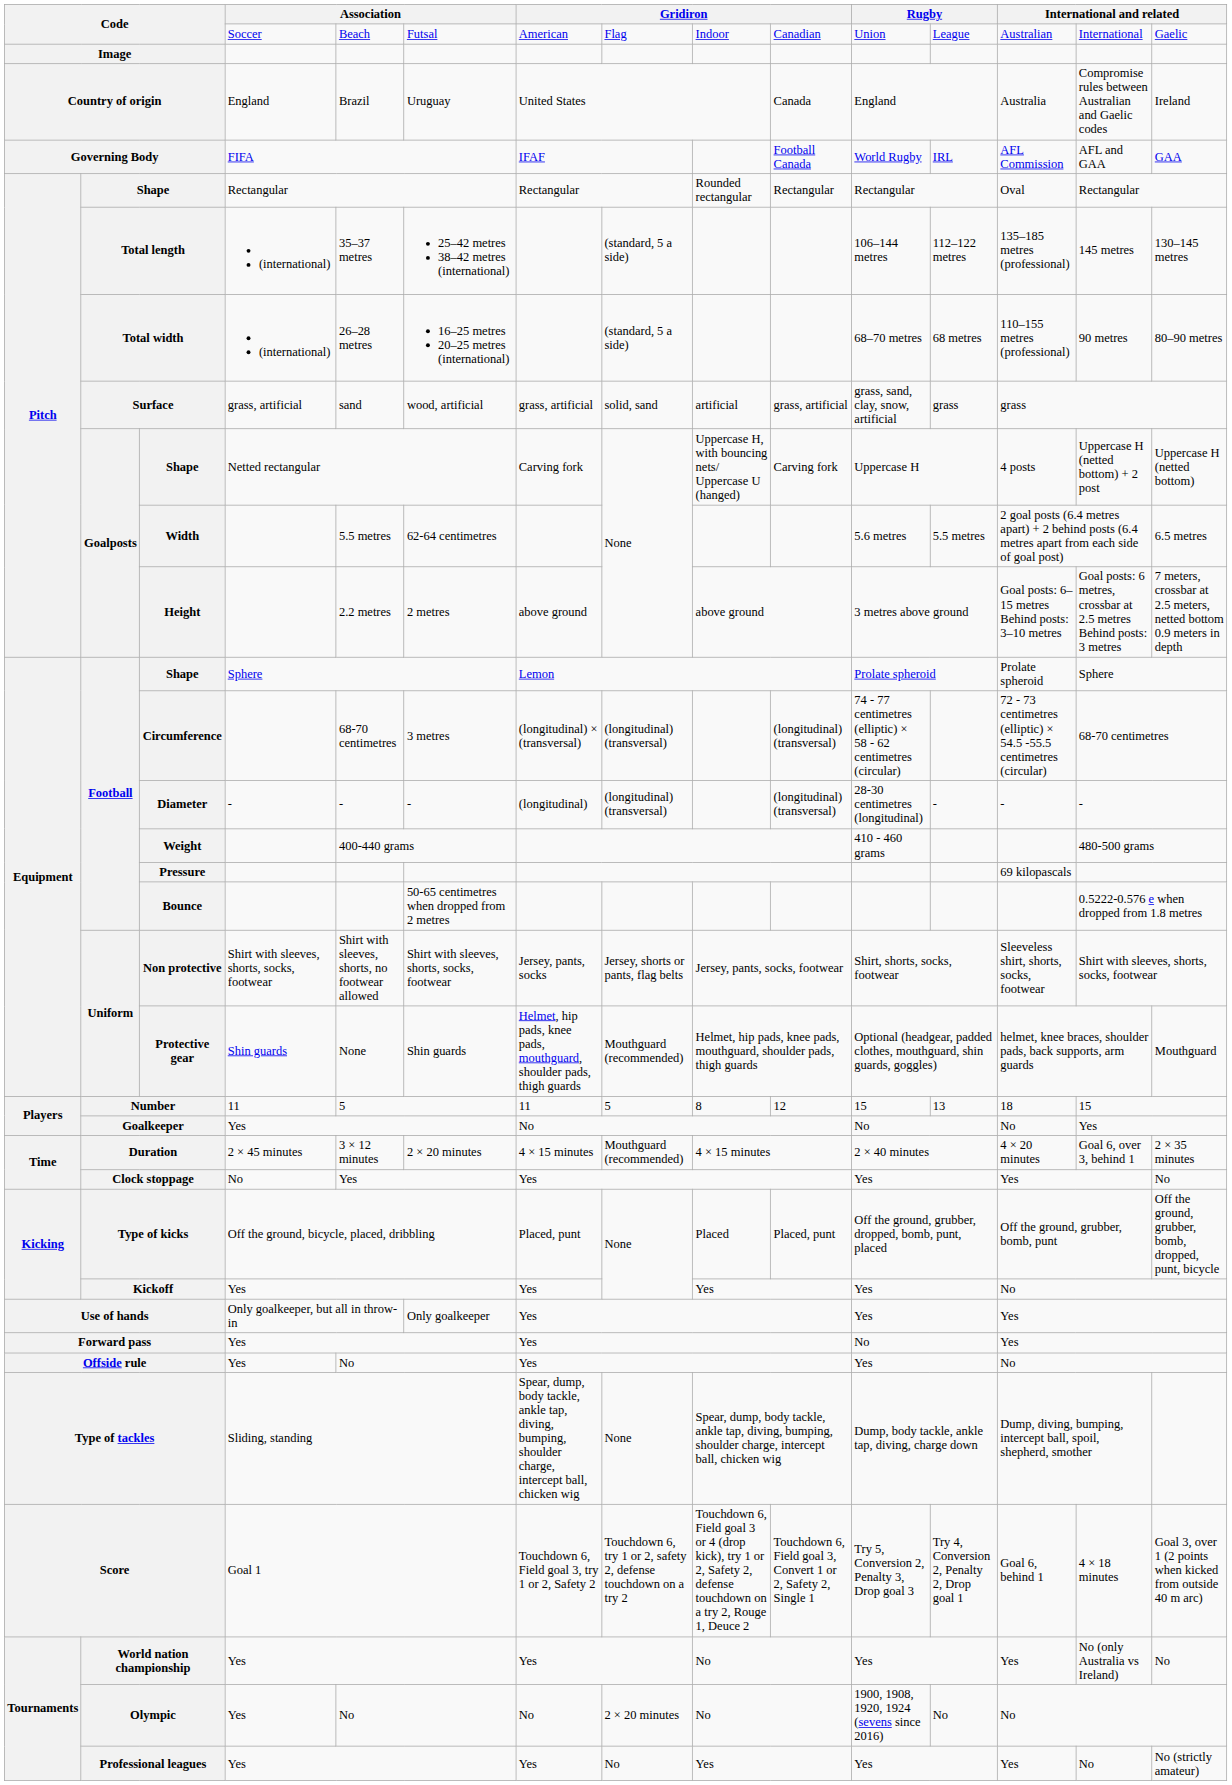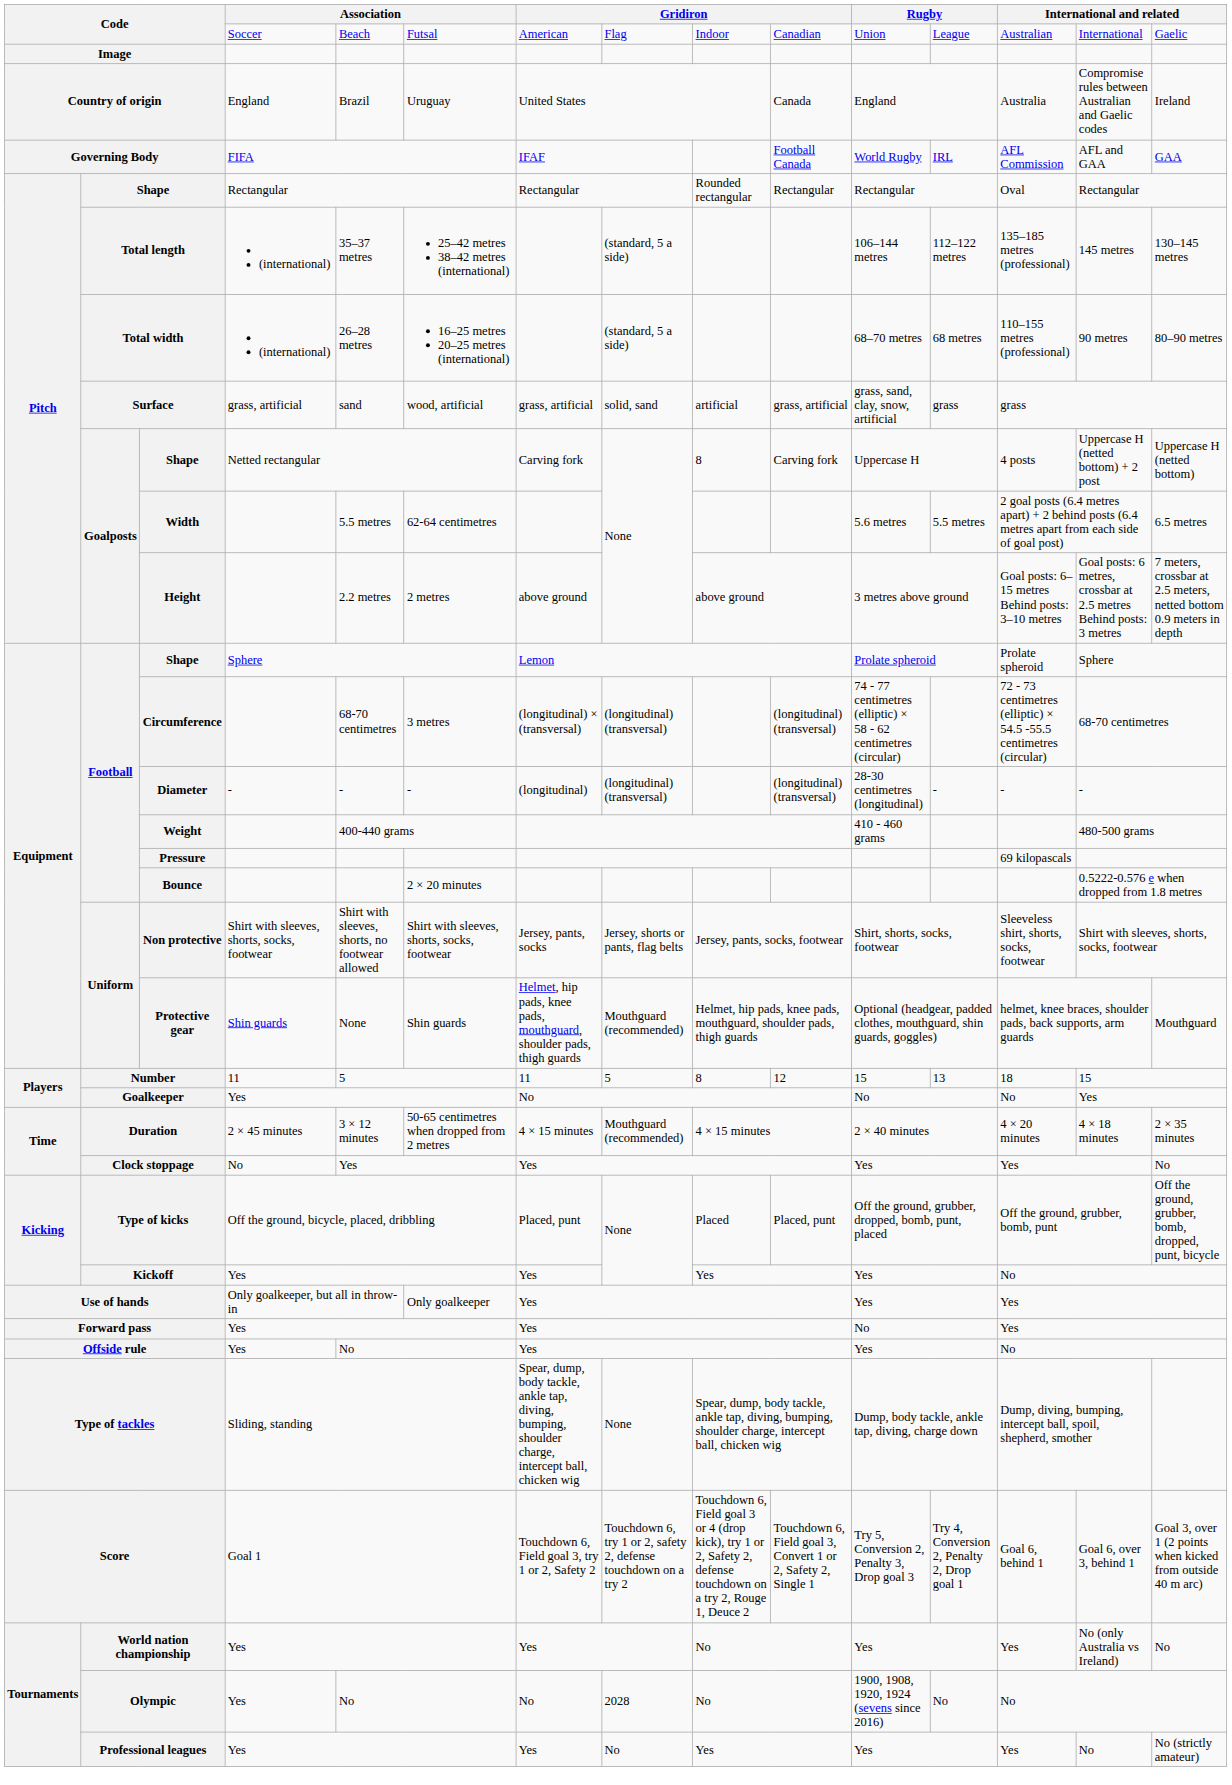(731, 467) Uppercase H, with bouncing nets/ Uppercase U (hanged) -> (699, 460) 8
(456, 906) 50-65 centimetres when dropped from 2 metres -> (444, 885) 2 × 20 minutes
(444, 1152) 2 × 20 minutes -> (456, 1131) 50-65 centimetres when dropped from 2 metres
(1110, 1152) Goal 6, over 3, behind 1 -> (1099, 1131) 4 × 18 minutes
(1099, 1570) 4 × 18 minutes -> (1110, 1556) Goal 6, over 3, behind 1
(642, 1715) 2 × 20 minutes -> (617, 1701) 2028
